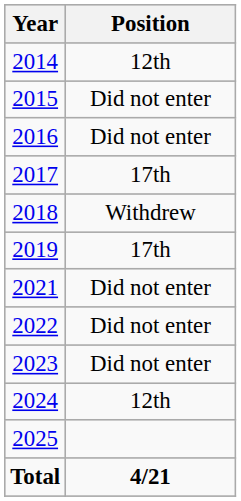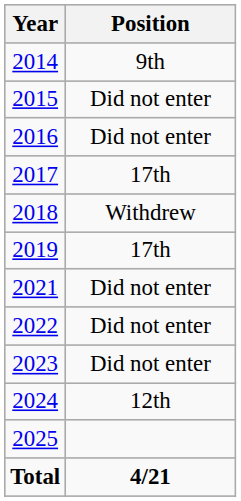(150, 61) 12th -> (150, 61) 9th
